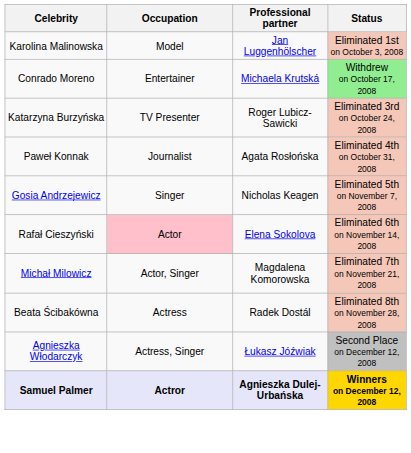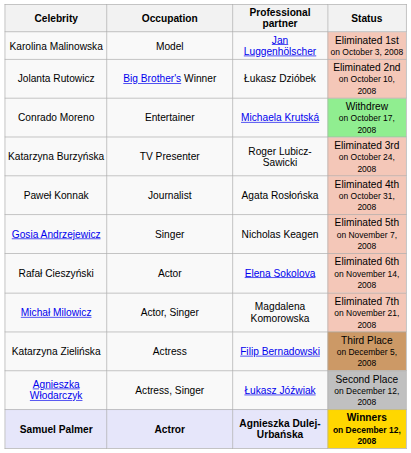+ row: (56, 79)
(170, 234) pink background -> (170, 273) no background
- row: (56, 312)
+ row: (56, 351)
